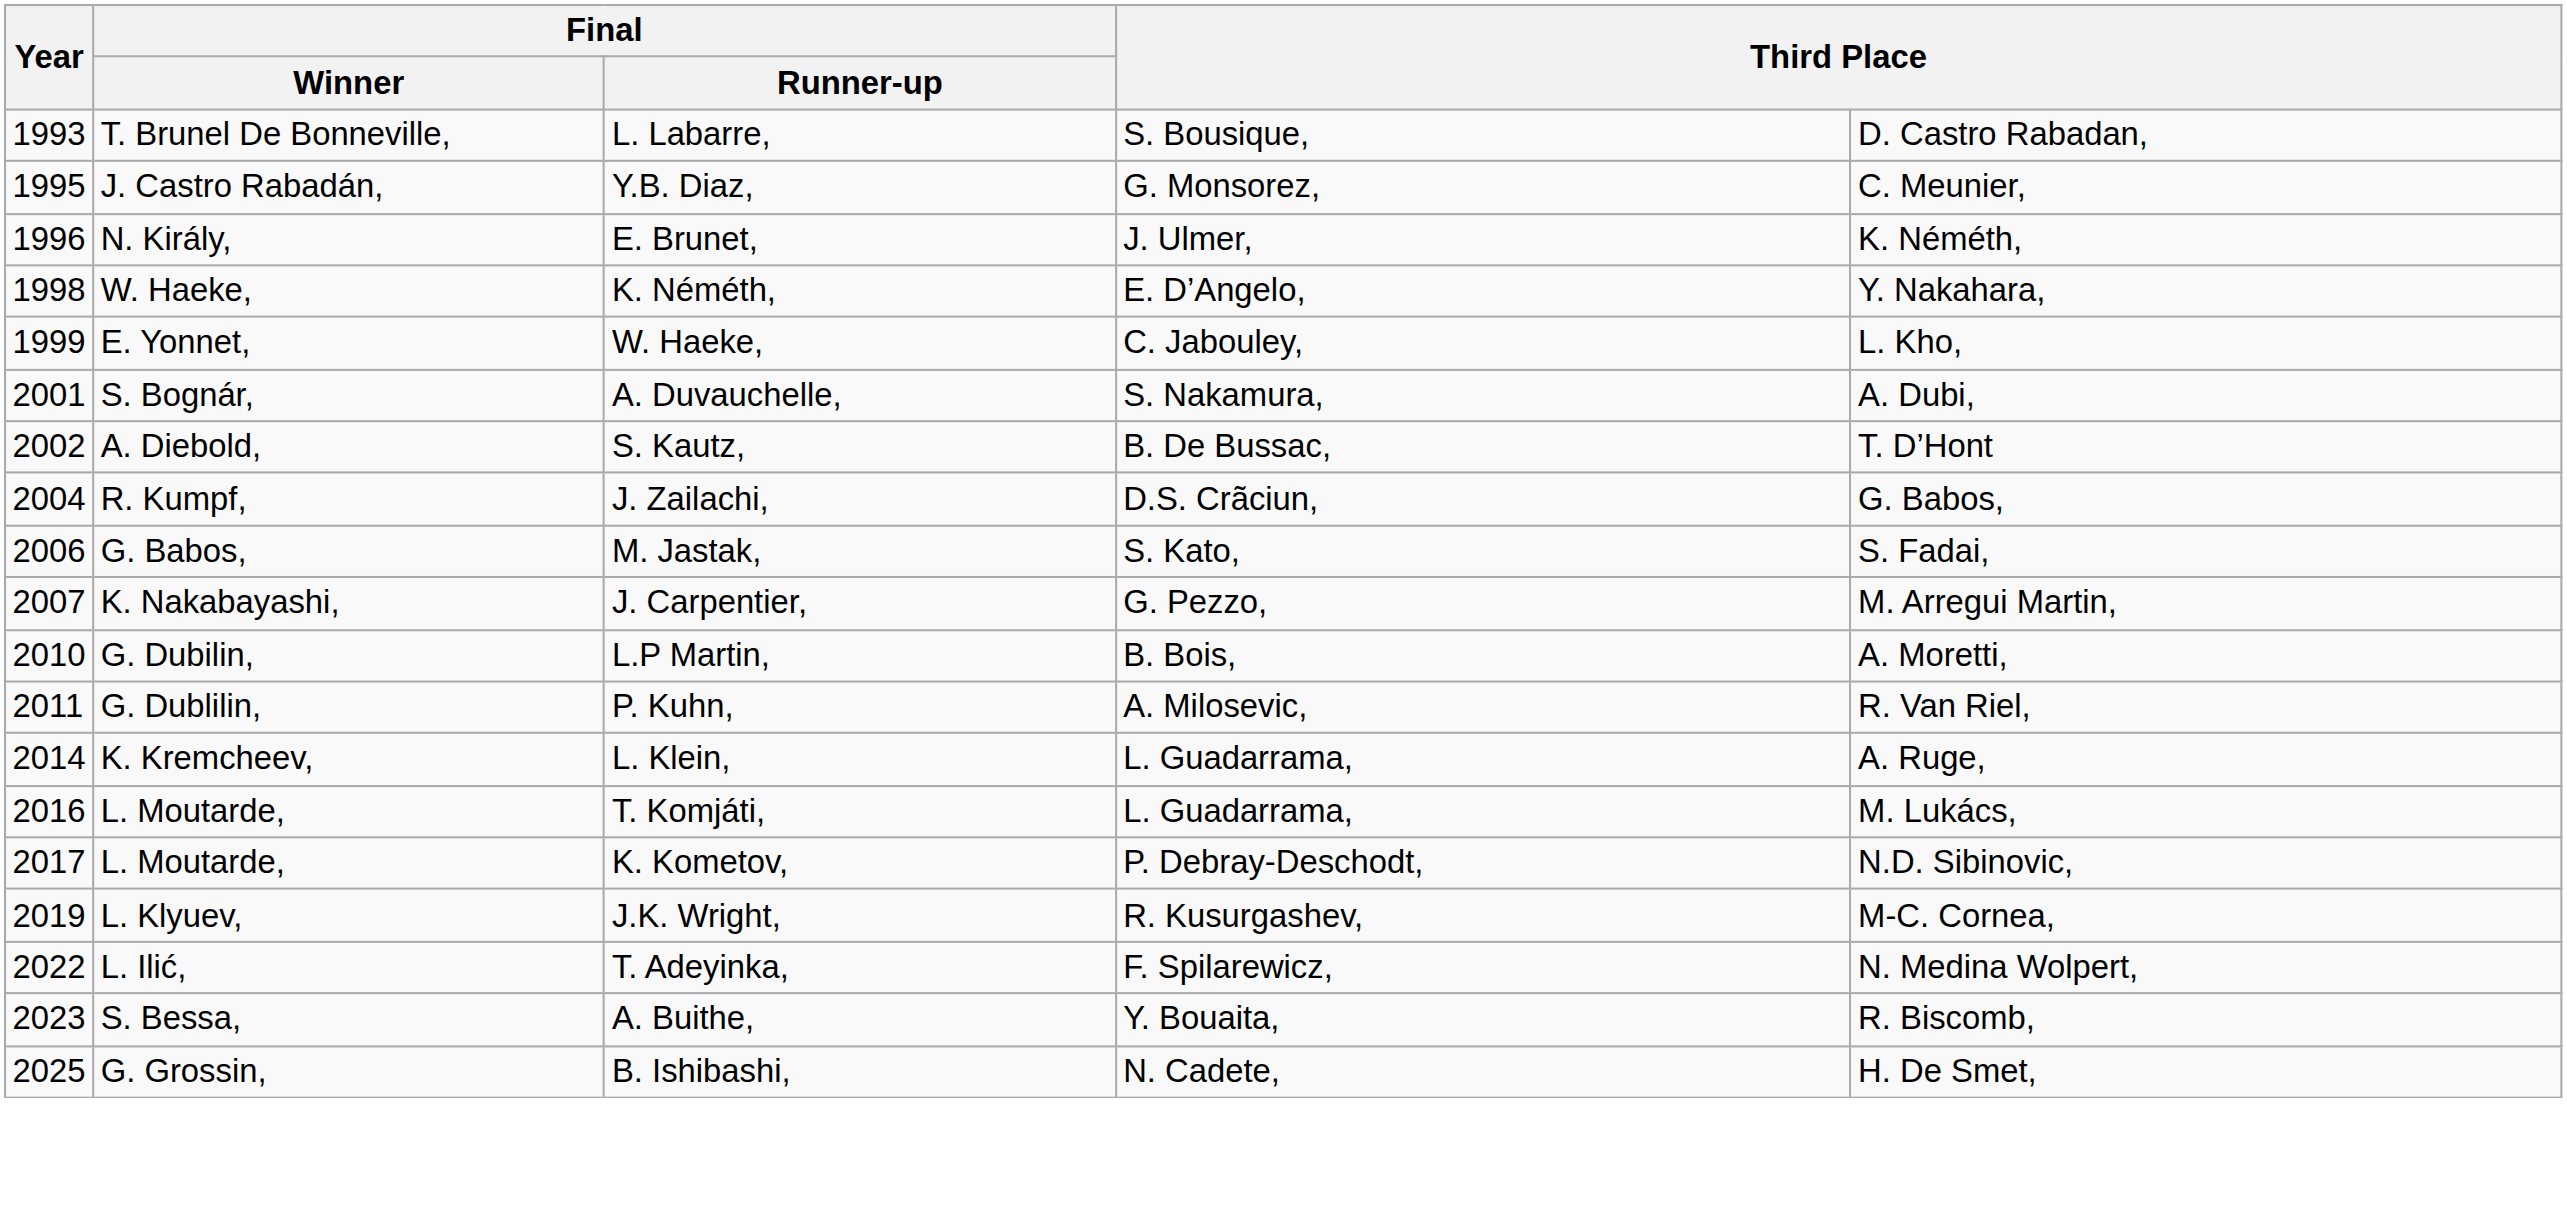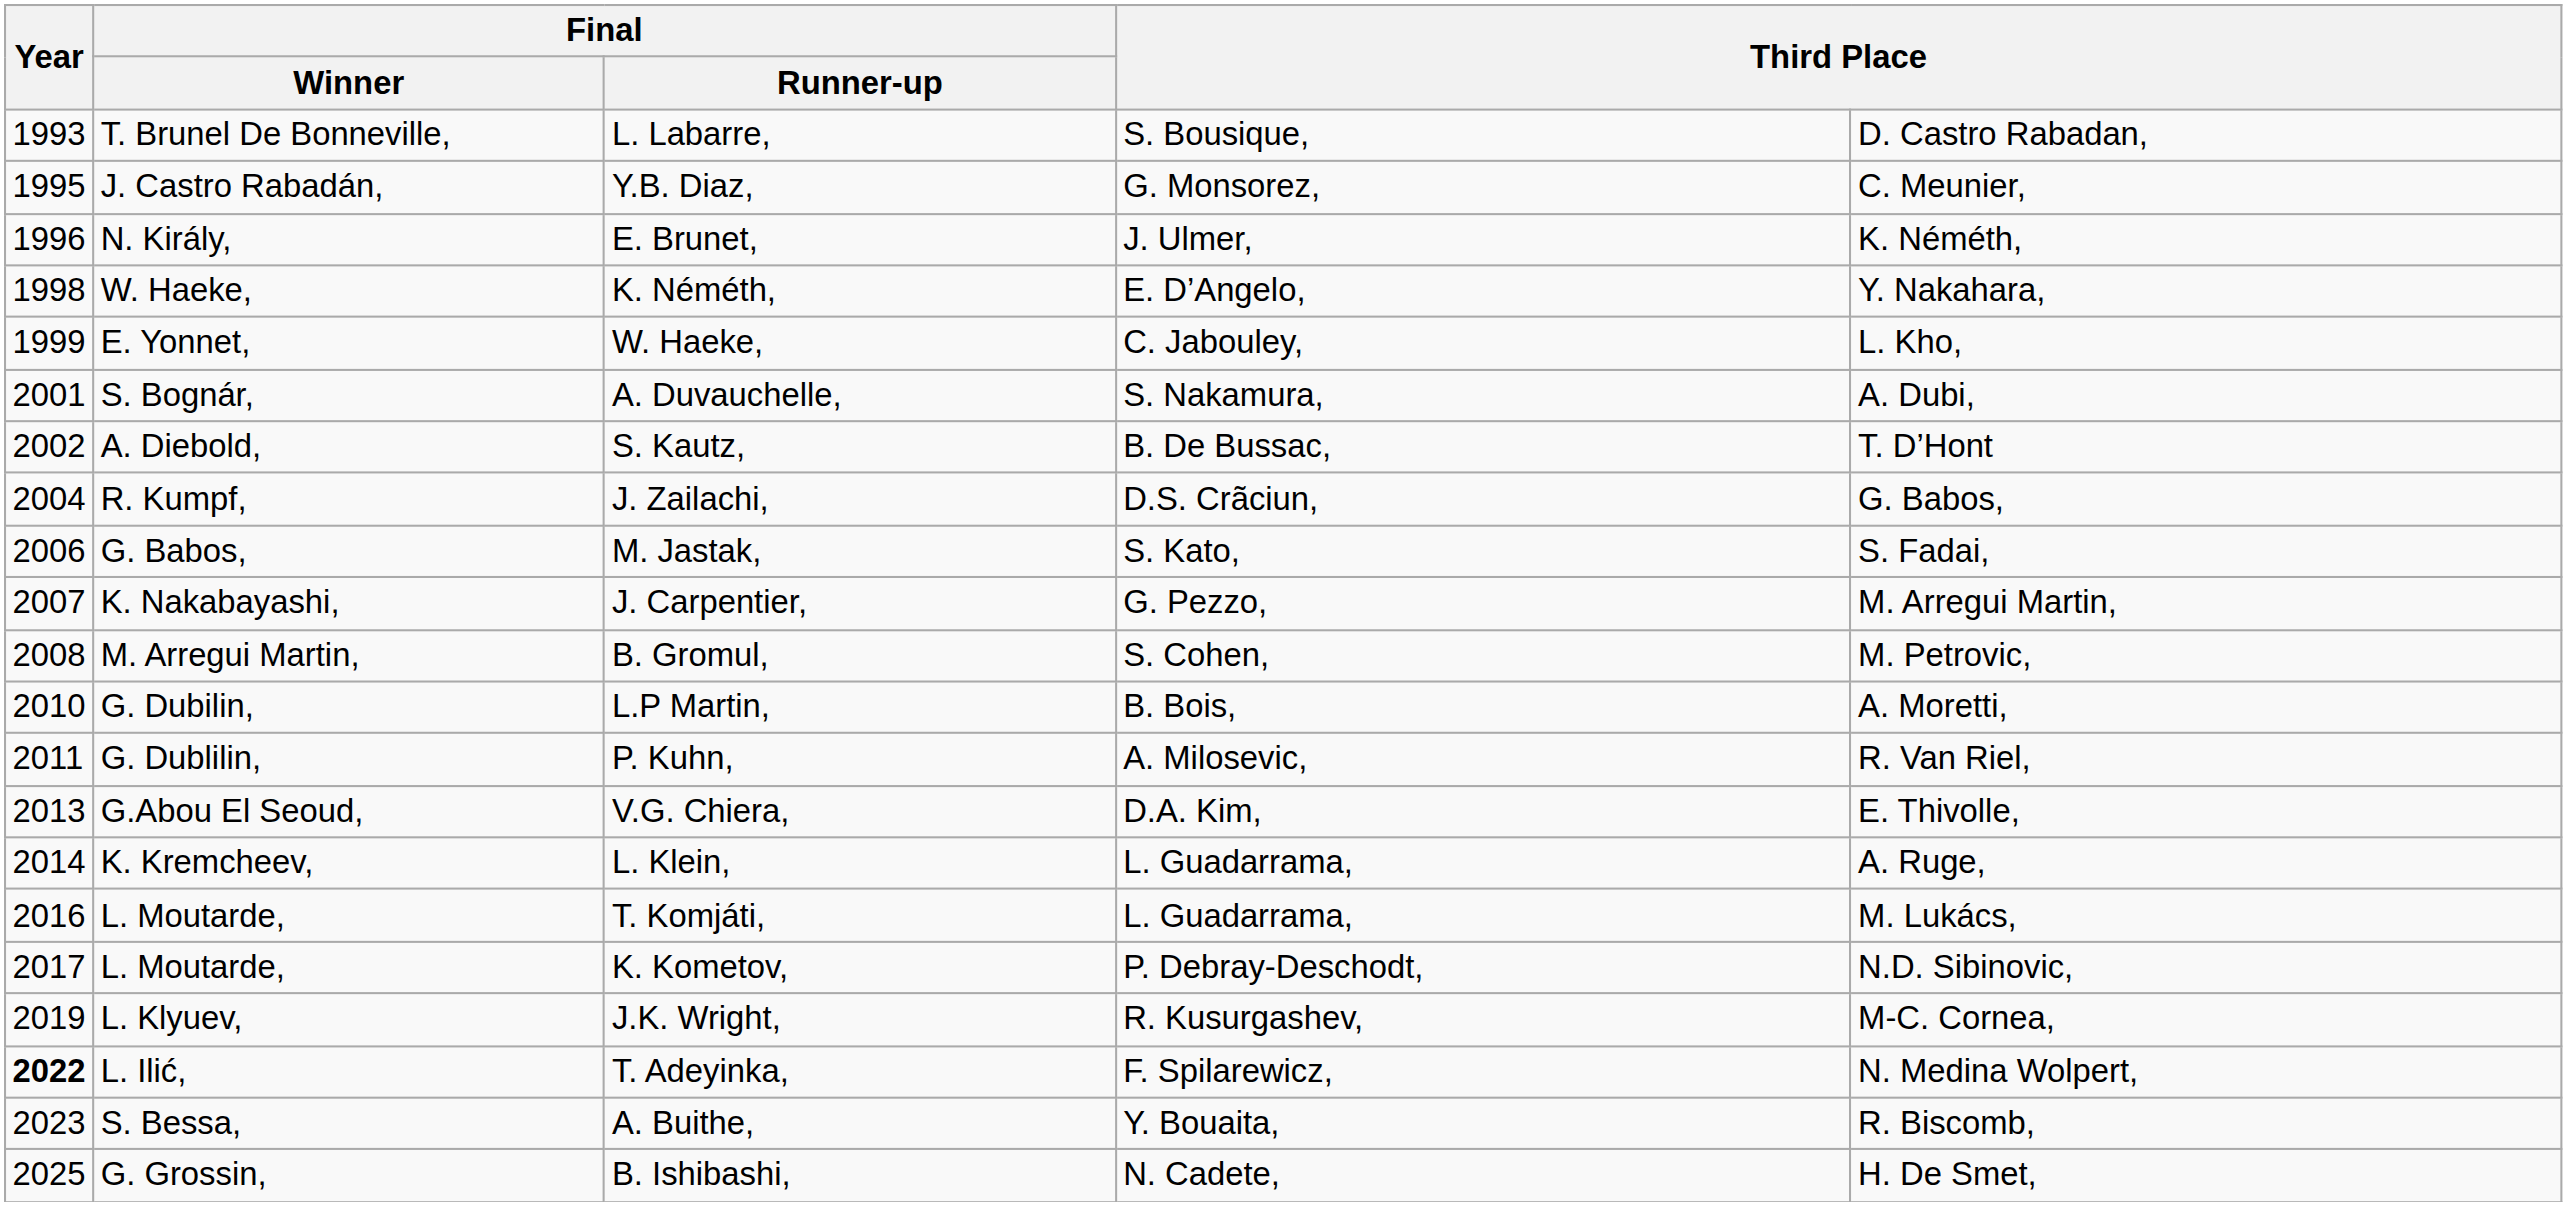+ row: (690, 654)
+ row: (701, 810)
(49, 966) normal -> (49, 1070) bold
